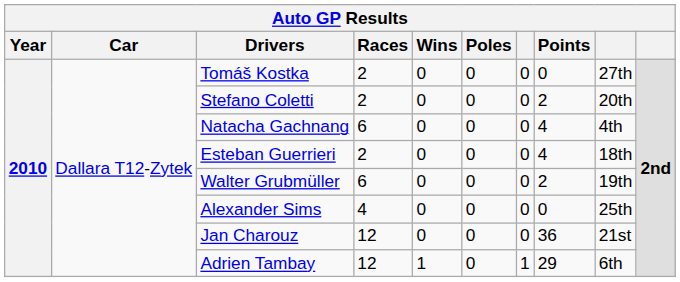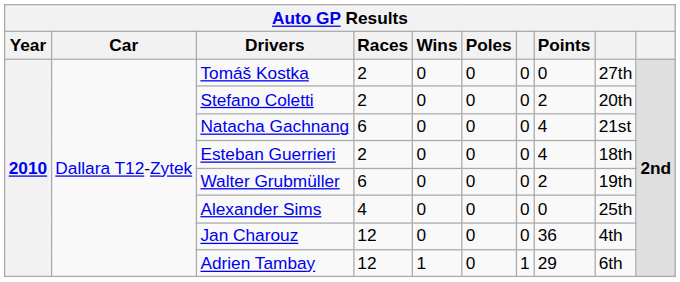(611, 127) 4th -> (615, 127) 21st
(615, 236) 21st -> (611, 236) 4th
